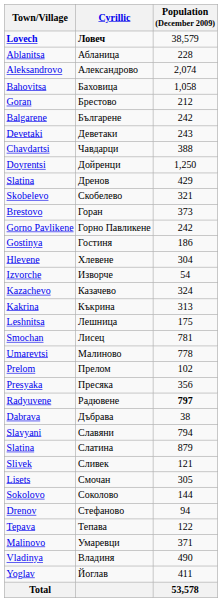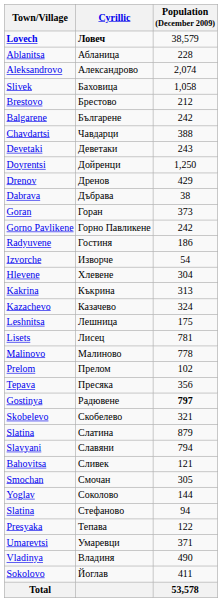(26, 86) Bahovitsa -> (19, 86) Slivek
(19, 102) Goran -> (25, 102) Brestovo
rows swapped: (98, 149) <-> (98, 133)
(20, 180) Slatina -> (21, 180) Drenov
rows swapped: (96, 416) <-> (100, 196)
(25, 212) Brestovo -> (19, 212) Goran
(25, 243) Gostinya -> (29, 243) Radyuvene
rows swapped: (96, 259) <-> (96, 275)
rows swapped: (97, 290) <-> (96, 306)
(25, 338) Smochan -> (18, 338) Lisets
(27, 353) Umarevtsi -> (26, 353) Malinovo
(25, 385) Presyaka -> (21, 385) Tepava
(29, 401) Radyuvene -> (25, 401) Gostinya
rows swapped: (96, 432) <-> (96, 448)
(19, 464) Slivek -> (26, 464) Bahovitsa
(18, 479) Lisets -> (25, 479) Smochan
(26, 495) Sokolovo -> (21, 495) Yoglav
(21, 511) Drenov -> (20, 511) Slatina
(21, 526) Tepava -> (25, 526) Presyaka
(26, 542) Malinovo -> (27, 542) Umarevtsi
(21, 574) Yoglav -> (26, 574) Sokolovo
